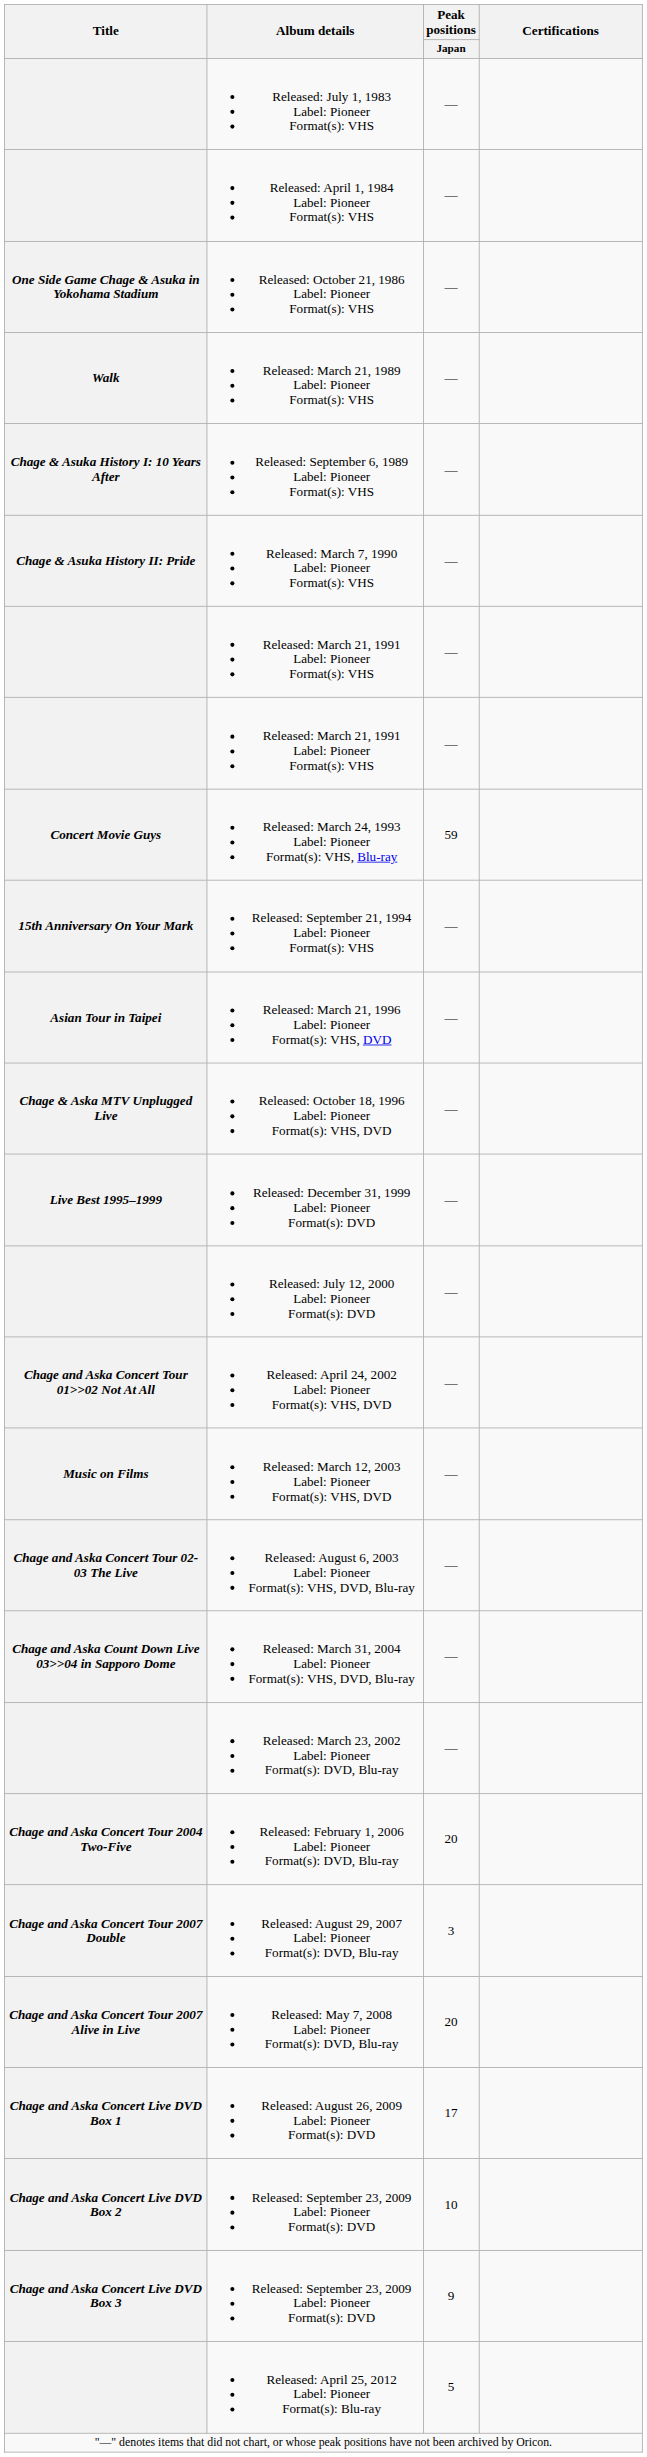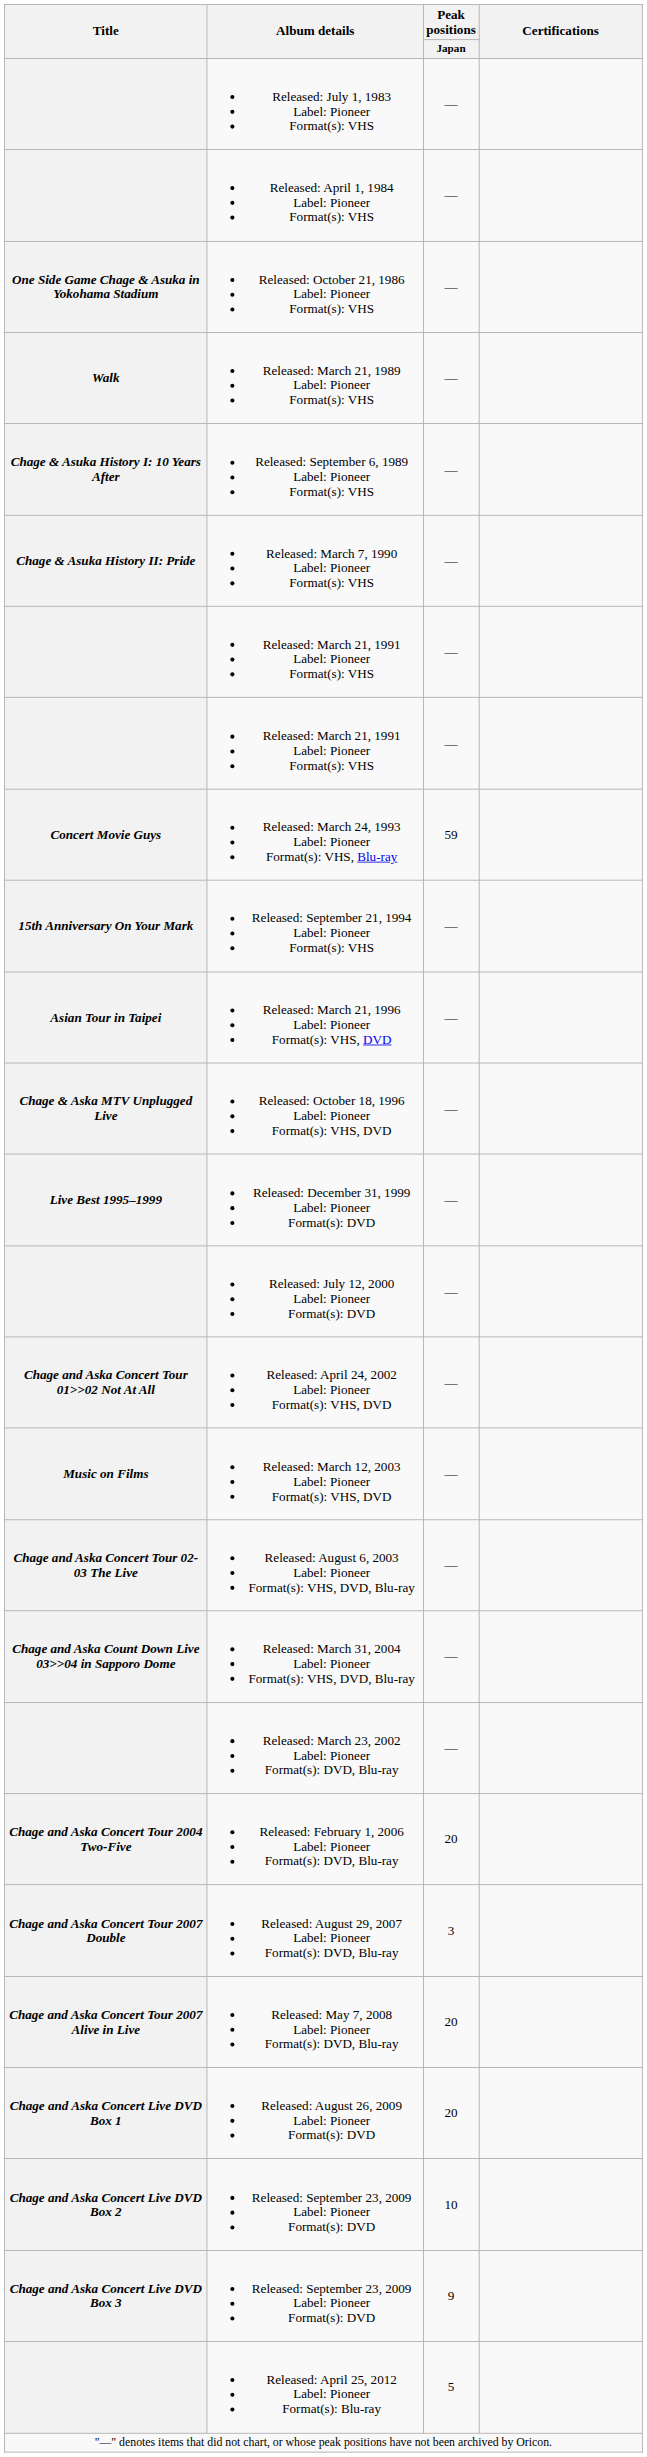(451, 2113) 17 -> (451, 2113) 20
